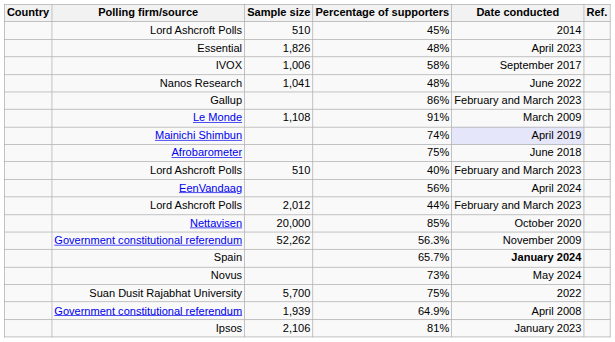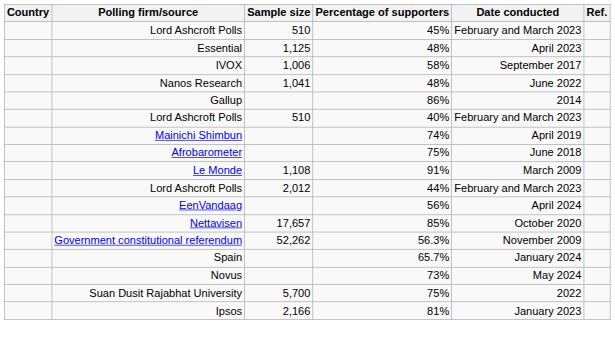(569, 30) 2014 -> (518, 30) February and March 2023
(297, 48) 1,826 -> (297, 48) 1,125
(518, 100) February and March 2023 -> (569, 100) 2014
rows swapped: (196, 170) <-> (218, 118)
(556, 135) lavender background -> (556, 135) no background
rows swapped: (211, 188) <-> (196, 205)
(293, 223) 20,000 -> (293, 223) 17,657
(546, 258) bold -> (548, 258) normal
- row: (148, 310)
(297, 328) 2,106 -> (297, 310) 2,166
